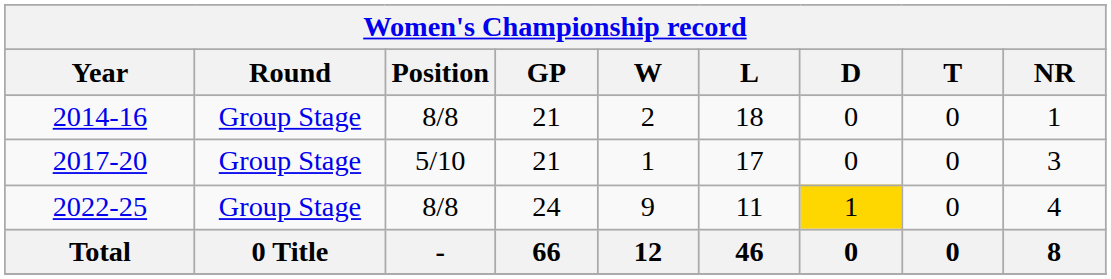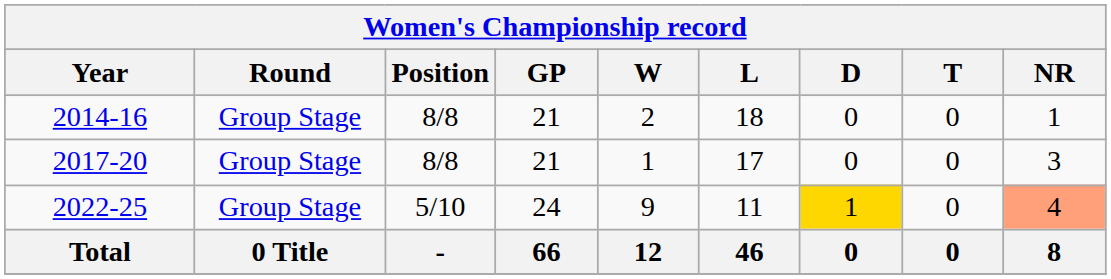(440, 161) 5/10 -> (440, 161) 8/8
(440, 206) 8/8 -> (440, 206) 5/10
(1054, 206) no background -> (1054, 206) lightsalmon background
